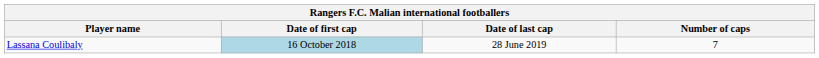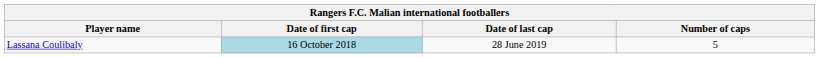(715, 45) 7 -> (715, 45) 5
